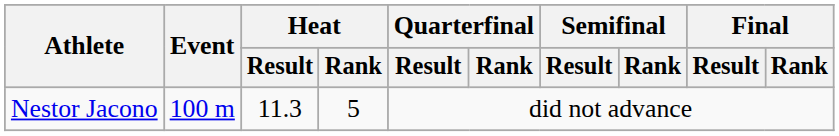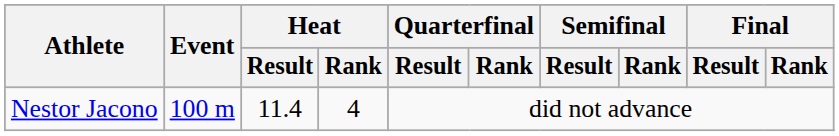(280, 108) 11.3 -> (280, 108) 11.4
(353, 108) 5 -> (353, 108) 4
